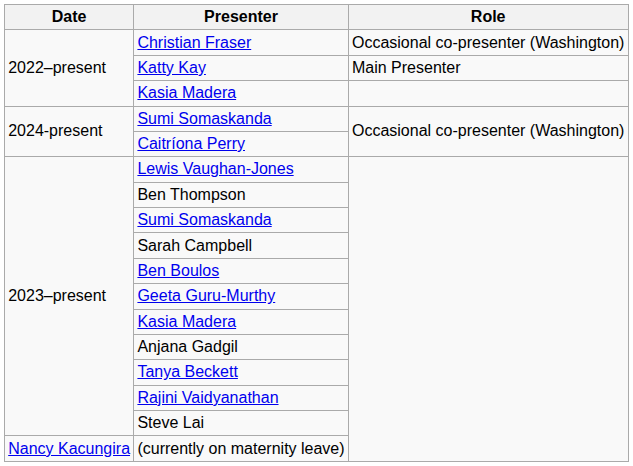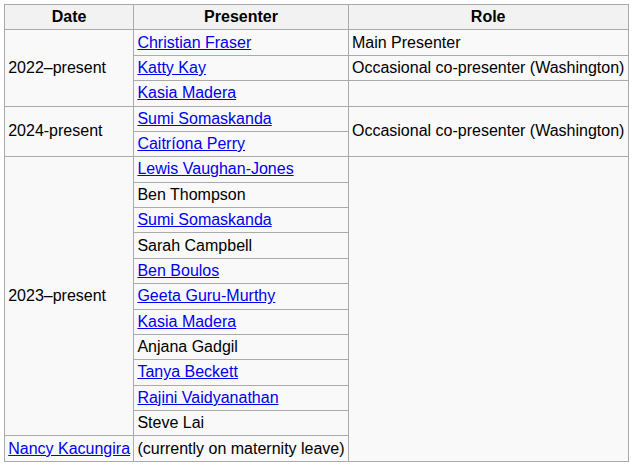(488, 42) Occasional co-presenter (Washington) -> (406, 42) Main Presenter
(406, 67) Main Presenter -> (488, 67) Occasional co-presenter (Washington)
